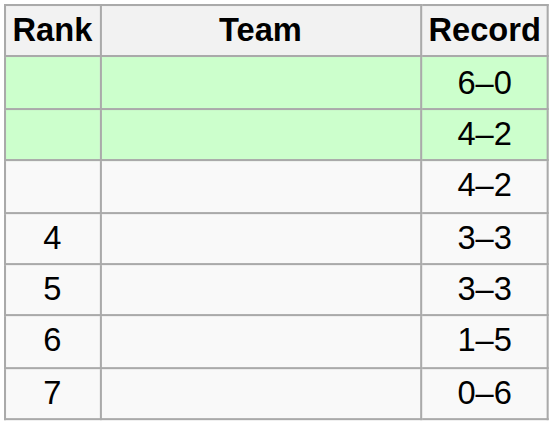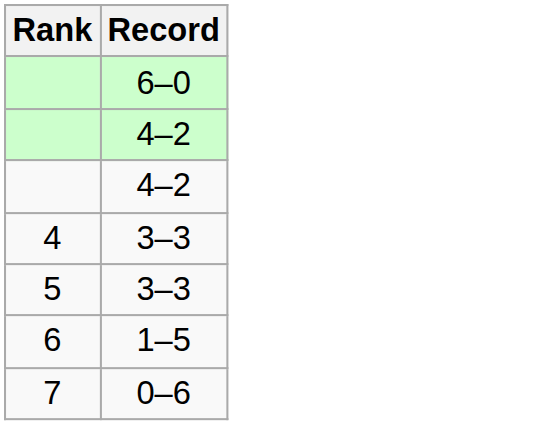- column: (260, 30)
